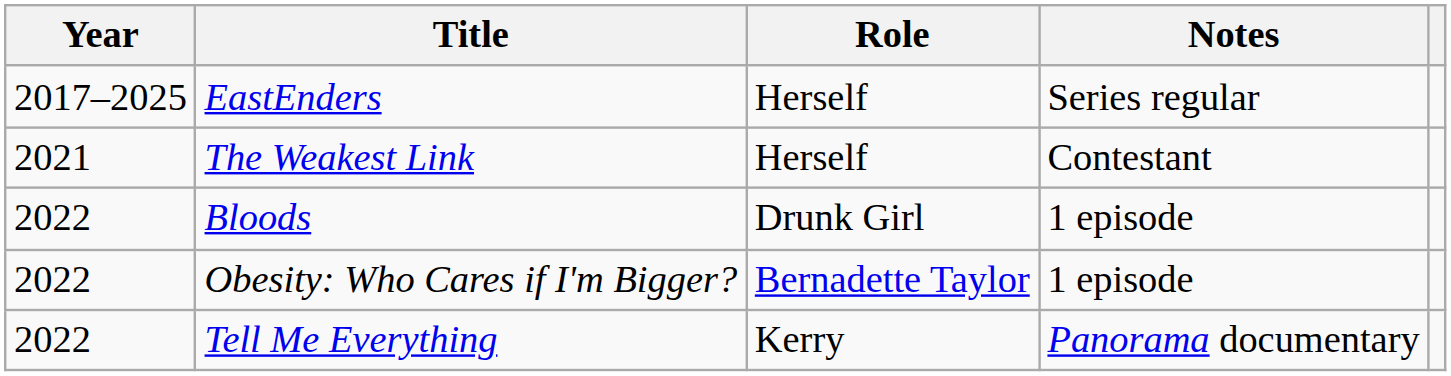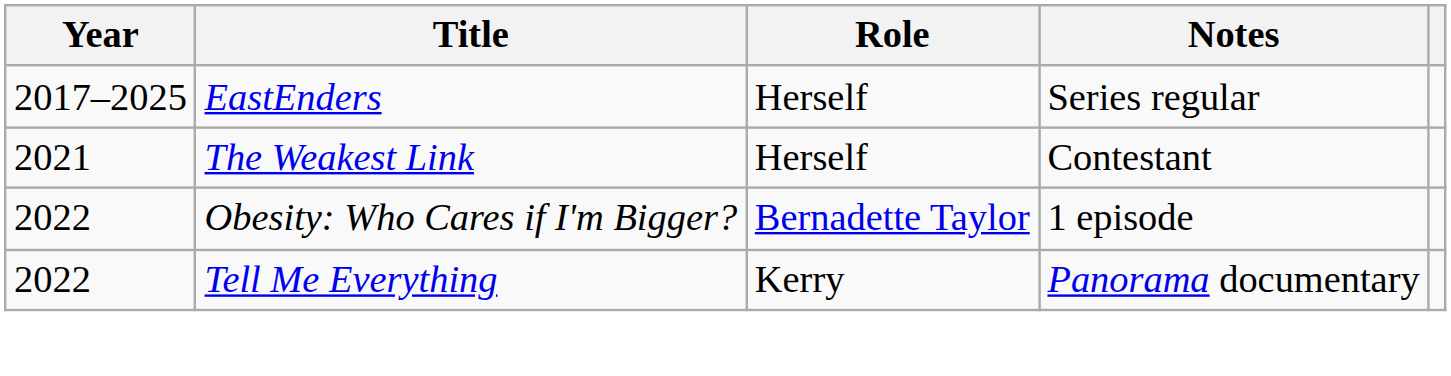- row: (258, 217)
